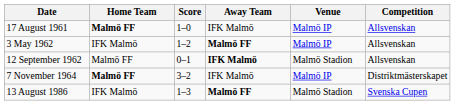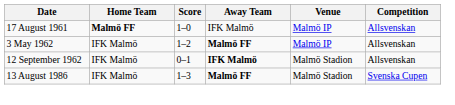(112, 60) Malmö FF -> (114, 60) IFK Malmö
- row: (41, 76)
